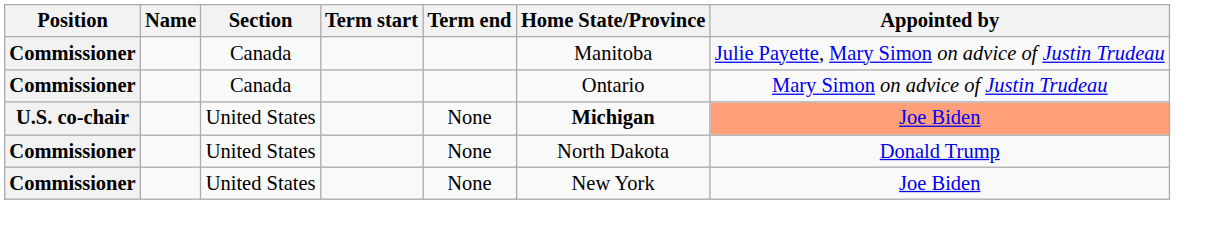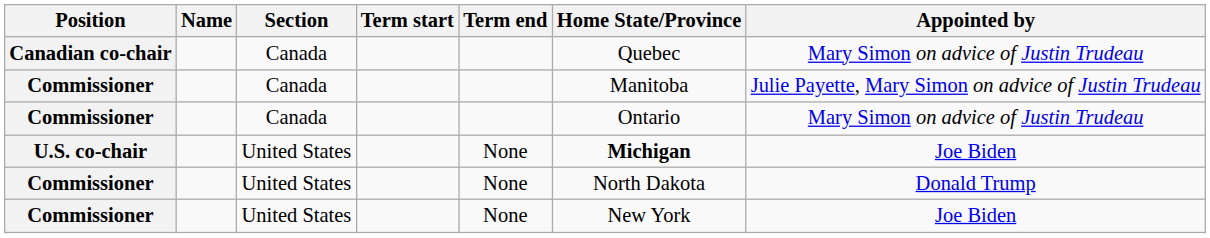+ row: (90, 53)
(940, 118) lightsalmon background -> (976, 150) no background
